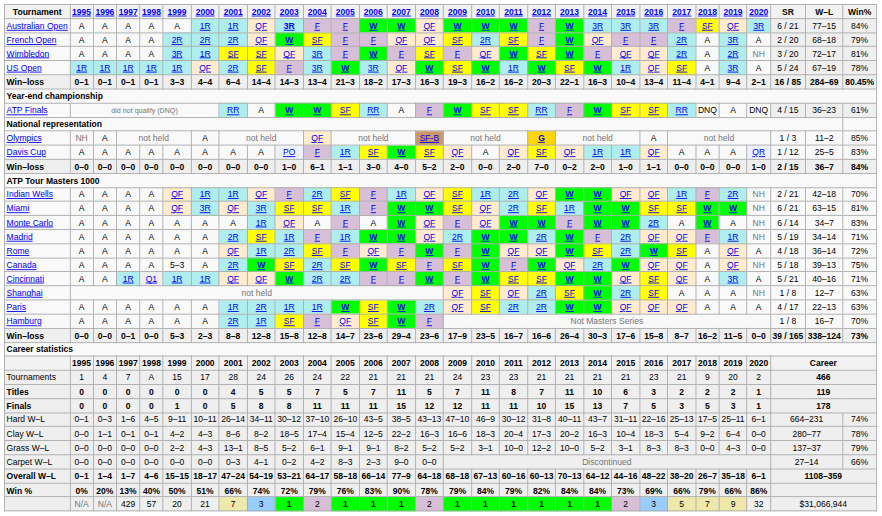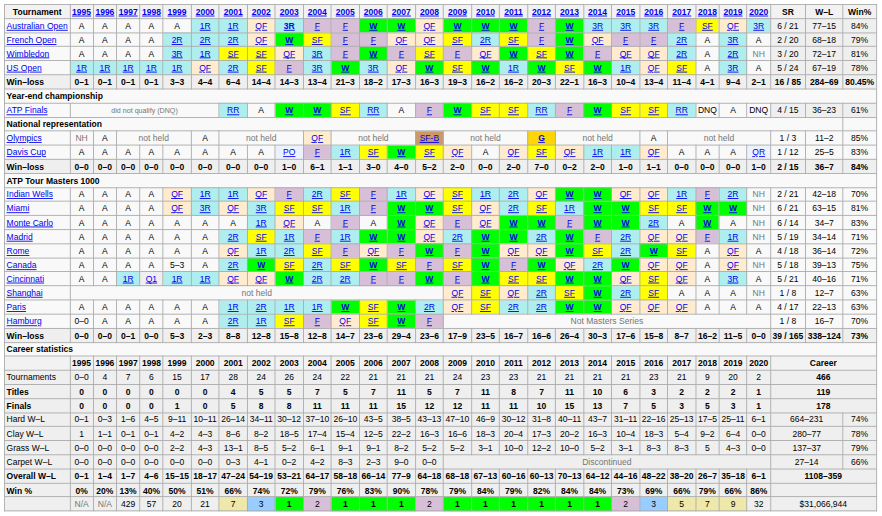(82, 321) A -> (82, 321) 0–0
(82, 377) 1 -> (82, 377) 0–0
(151, 377) A -> (151, 377) 6
(82, 433) 0–0 -> (82, 433) 1
(707, 447) 0–0 -> (707, 447) 5
